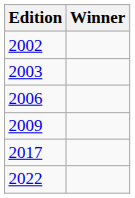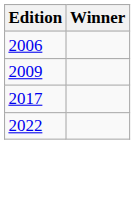- row: (25, 44)
- row: (25, 71)
